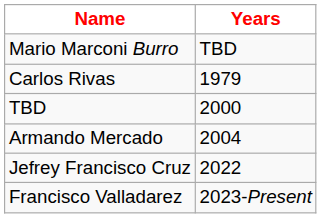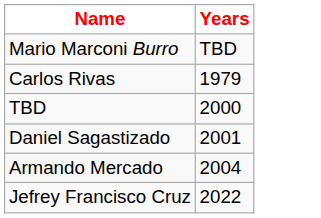+ row: (90, 138)
- row: (96, 197)
